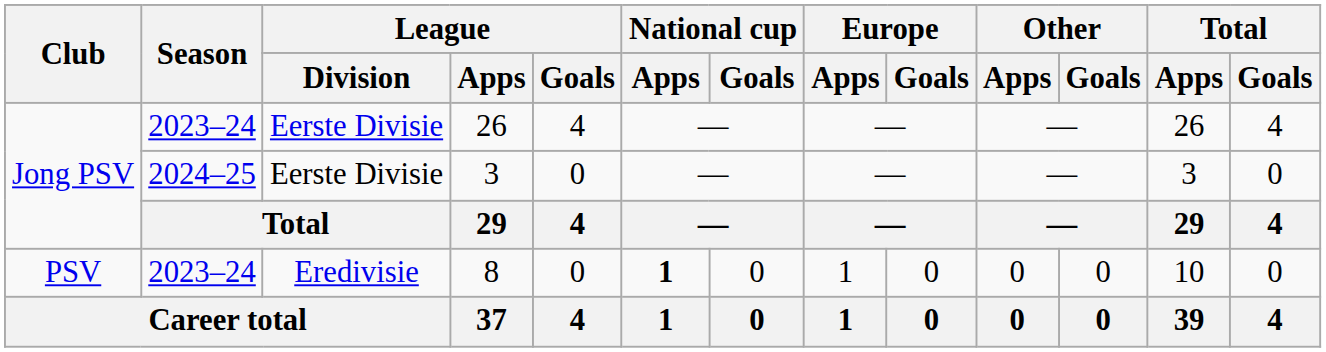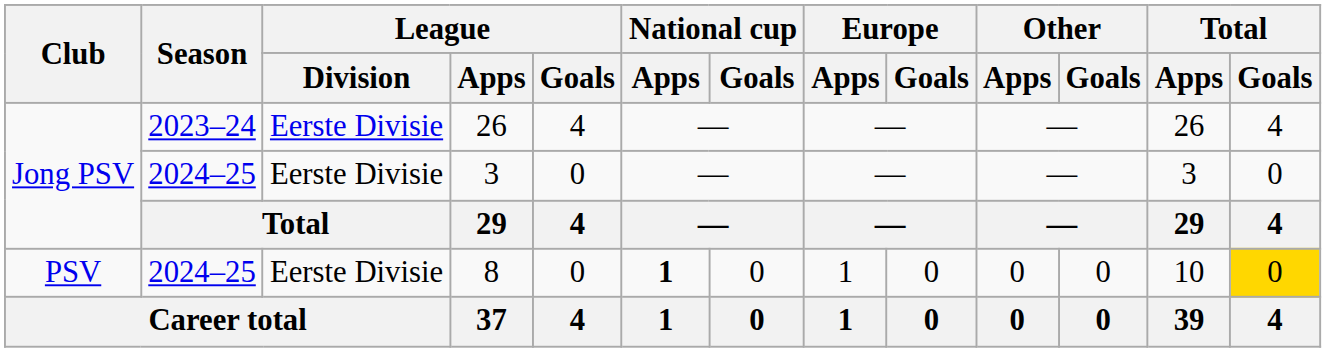(202, 272) 2023–24 -> (202, 272) 2024–25
(357, 272) Eredivisie -> (357, 272) Eerste Divisie
(1275, 272) no background -> (1275, 272) gold background
